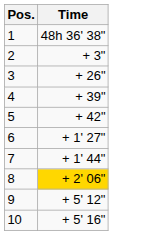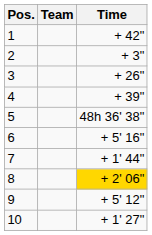+ column: (57, 14)
(73, 35) 48h 36' 38" -> (129, 35) + 42"
(90, 117) + 42" -> (112, 117) 48h 36' 38"
(84, 138) + 1' 27" -> (123, 138) + 5' 16"
(84, 220) + 5' 16" -> (123, 220) + 1' 27"
